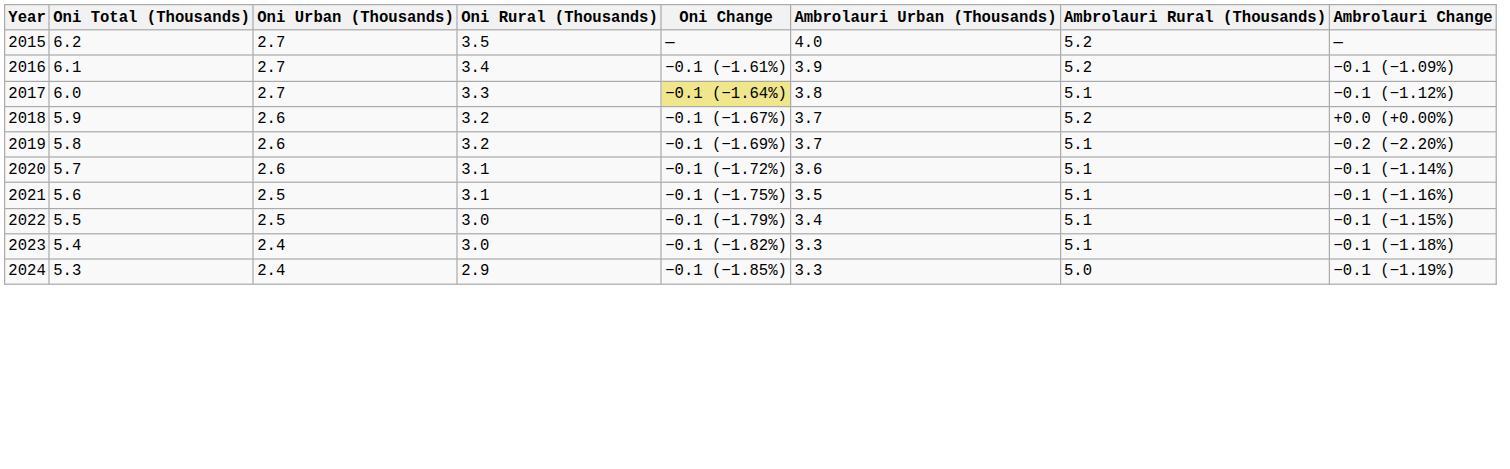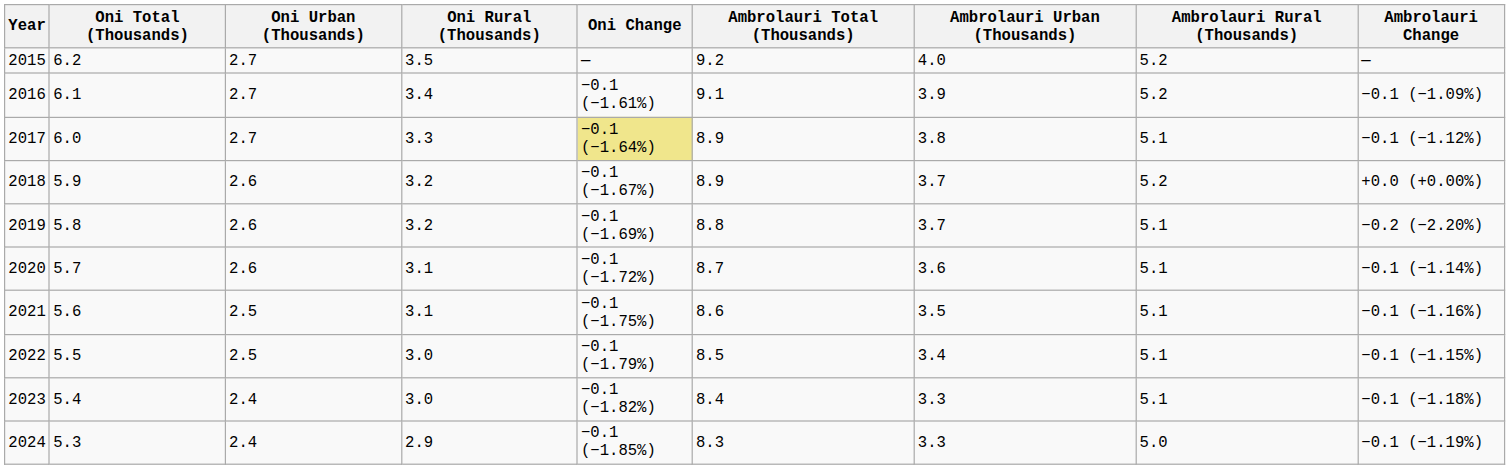+ column: (803, 26)
